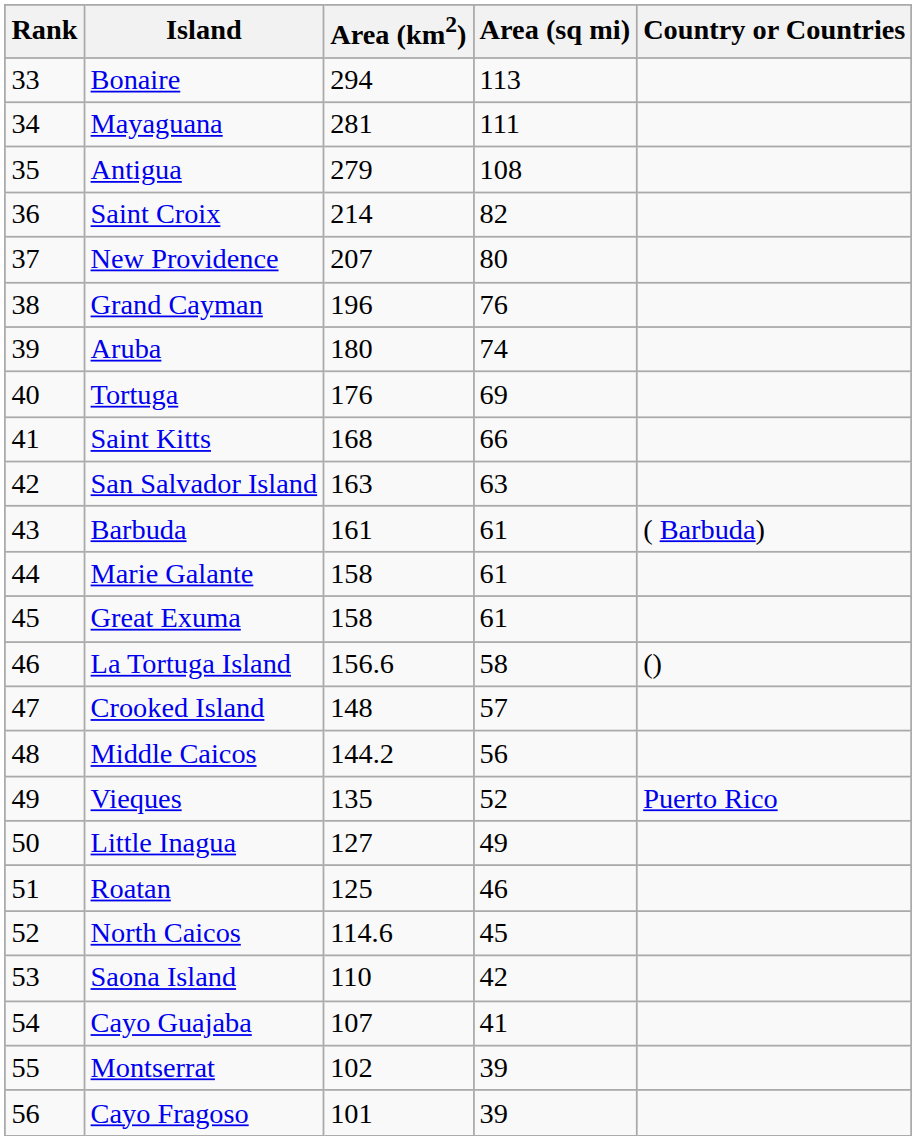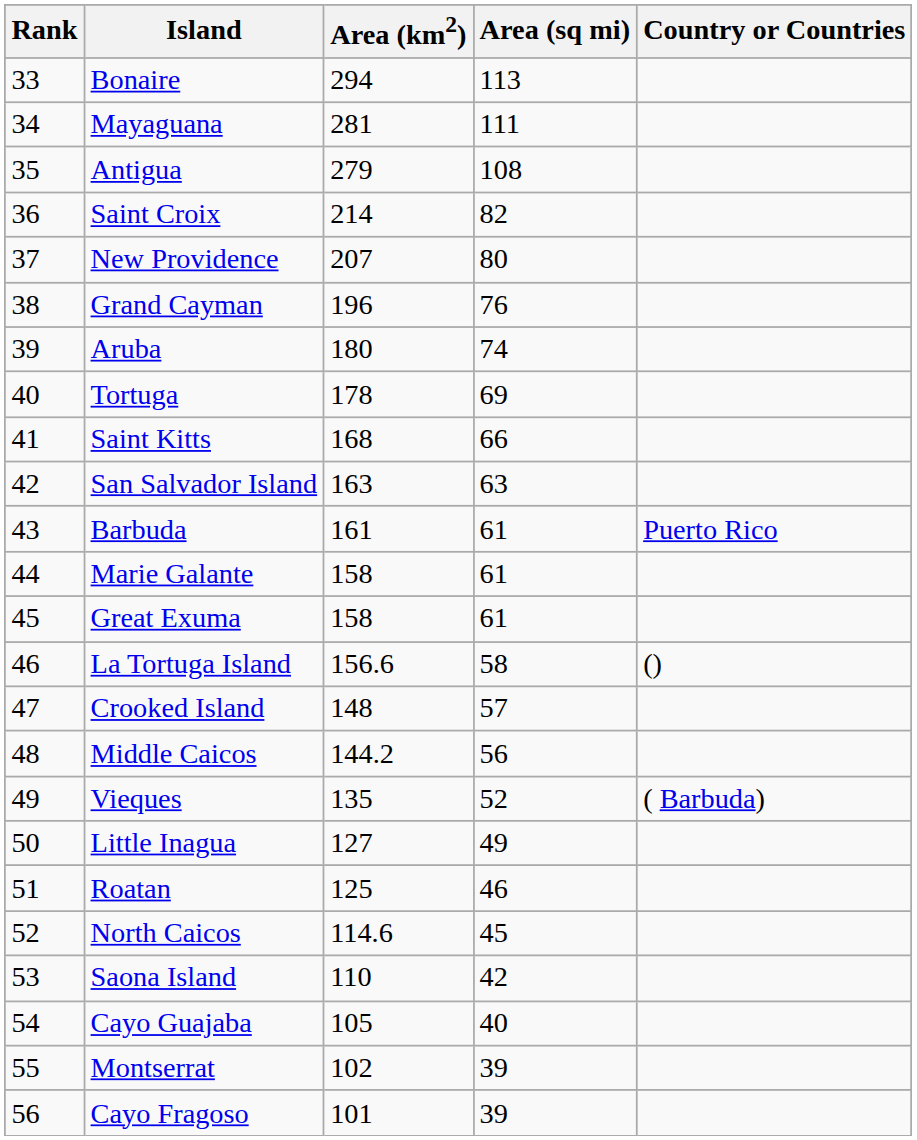(351, 393) 176 -> (351, 393) 178
(704, 528) ( Barbuda) -> (710, 528) Puerto Rico
(710, 798) Puerto Rico -> (704, 798) ( Barbuda)
(351, 1022) 107 -> (351, 1022) 105
(494, 1022) 41 -> (494, 1022) 40
